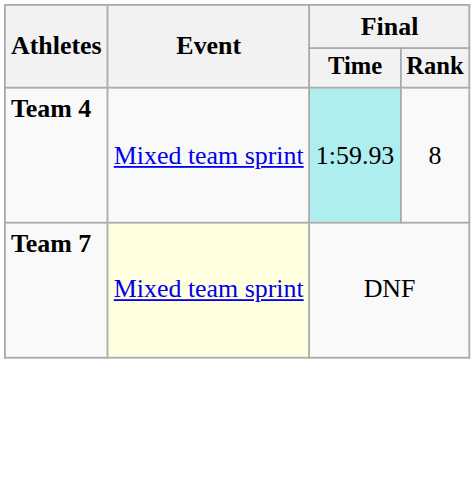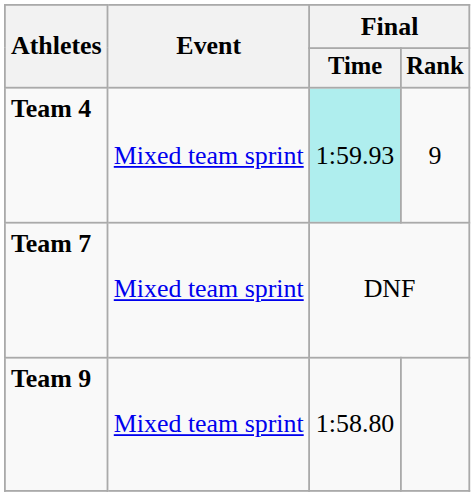(435, 155) 8 -> (435, 155) 9
(209, 289) lightyellow background -> (209, 289) no background
+ row: (51, 378)
